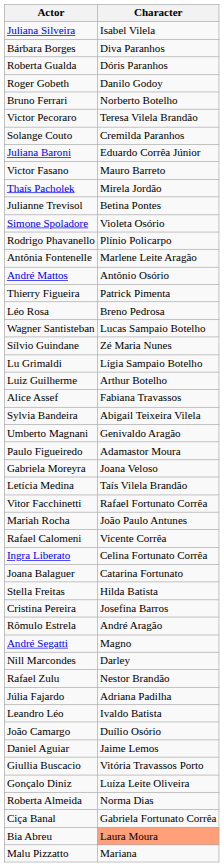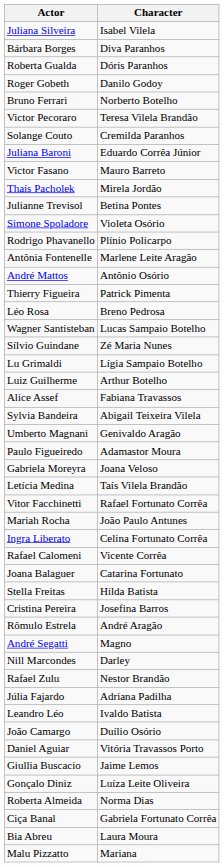rows swapped: (44, 538) <-> (39, 556)
(129, 748) Jaime Lemos -> (152, 748) Vitória Travassos Porto
(152, 766) Vitória Travassos Porto -> (129, 766) Jaime Lemos
(129, 836) lightsalmon background -> (129, 836) no background
